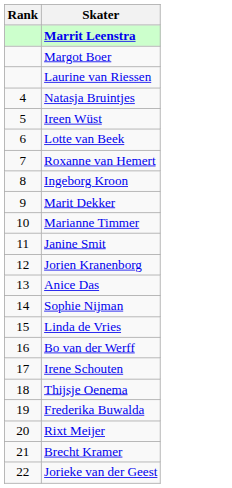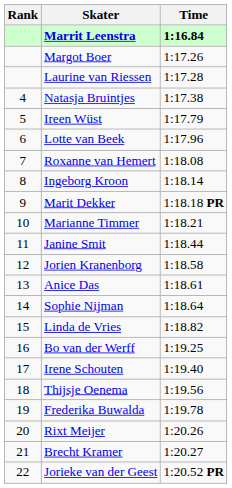+ column: (194, 14)
